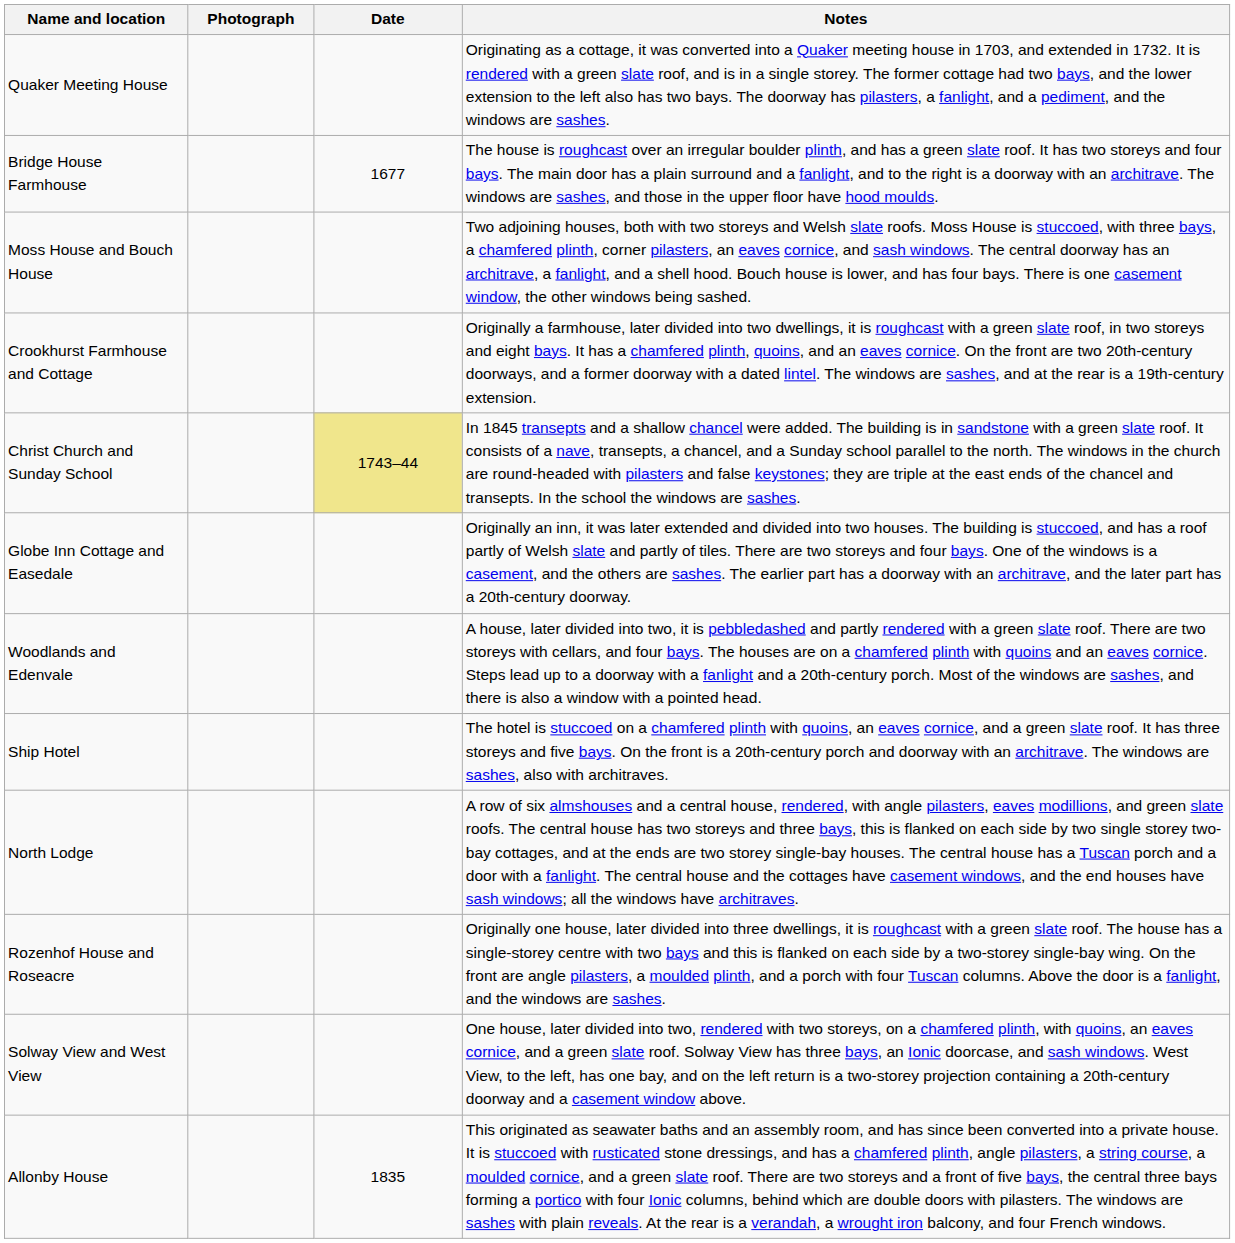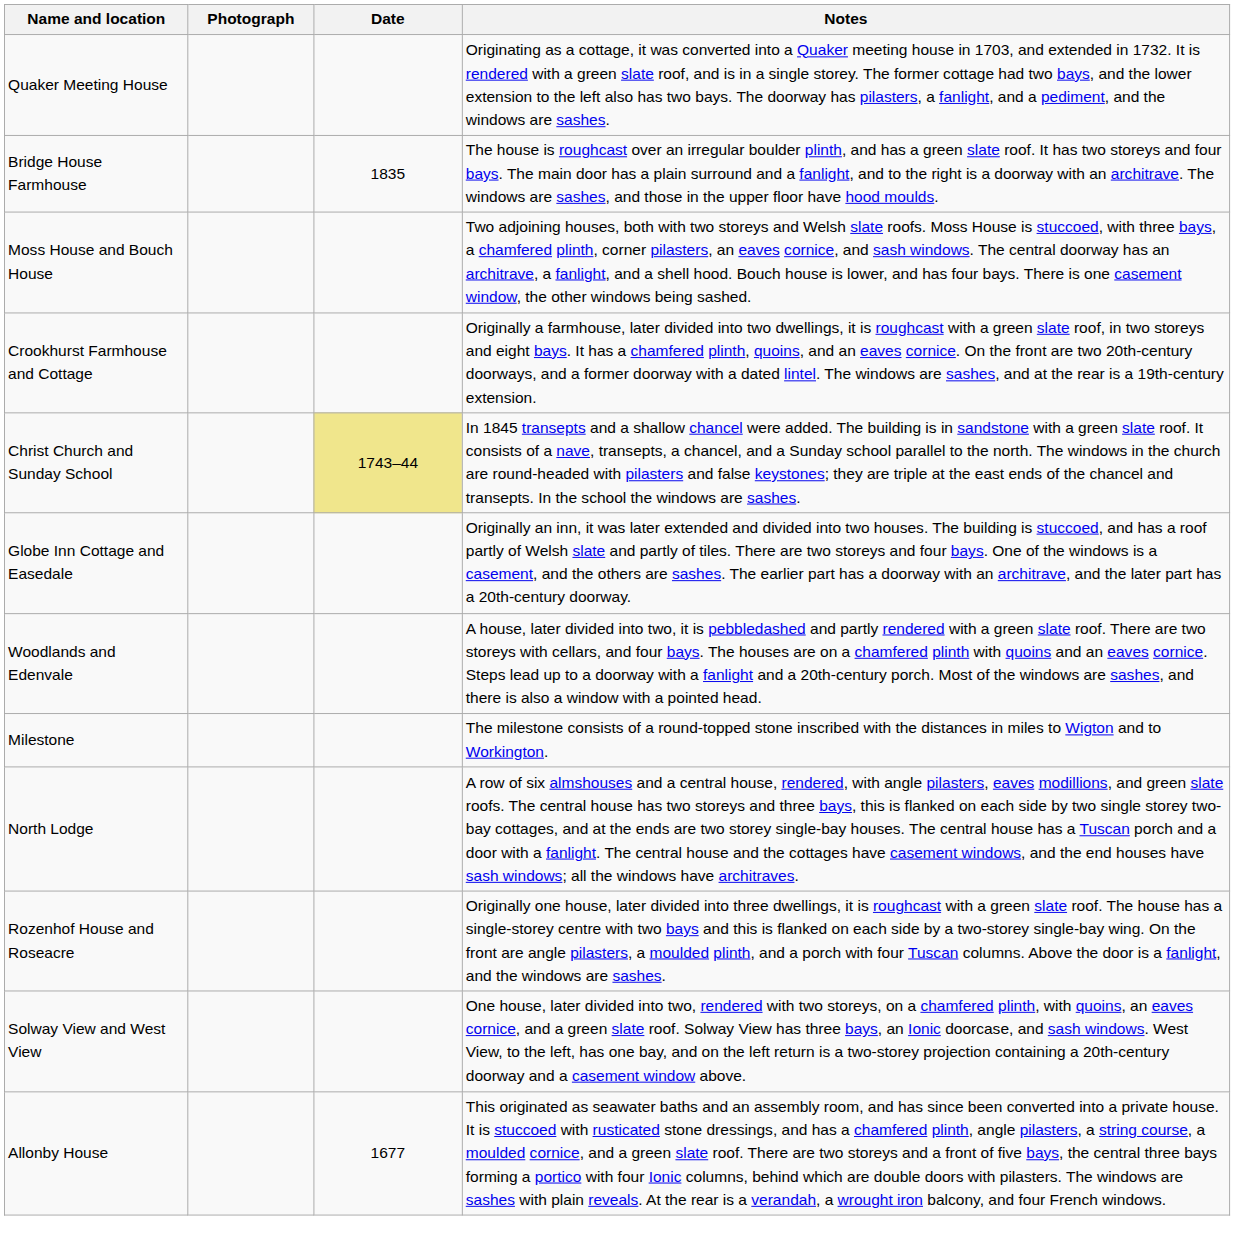(388, 173) 1677 -> (388, 173) 1835
+ row: (41, 740)
- row: (44, 752)
(388, 1176) 1835 -> (388, 1153) 1677
